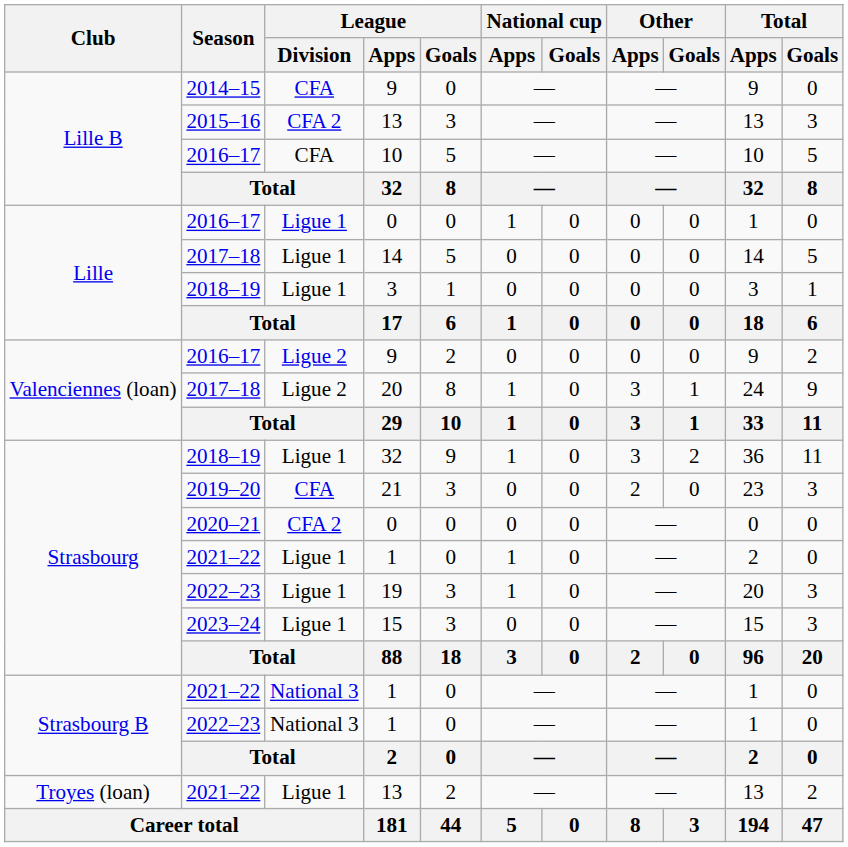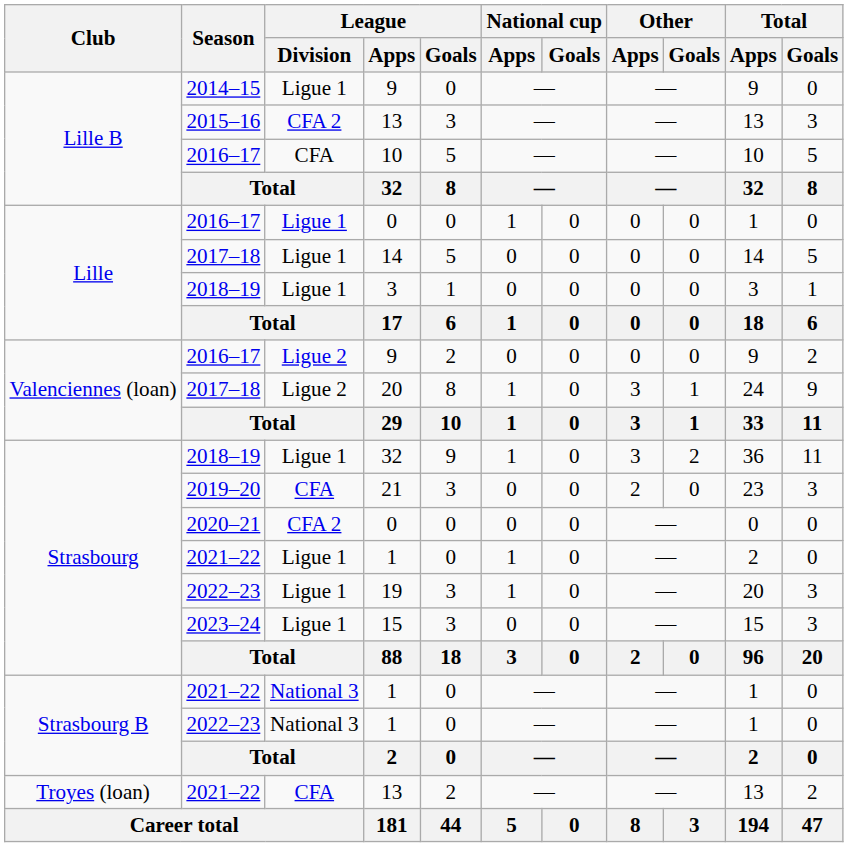(314, 88) CFA -> (314, 88) Ligue 1
(314, 791) Ligue 1 -> (314, 791) CFA
